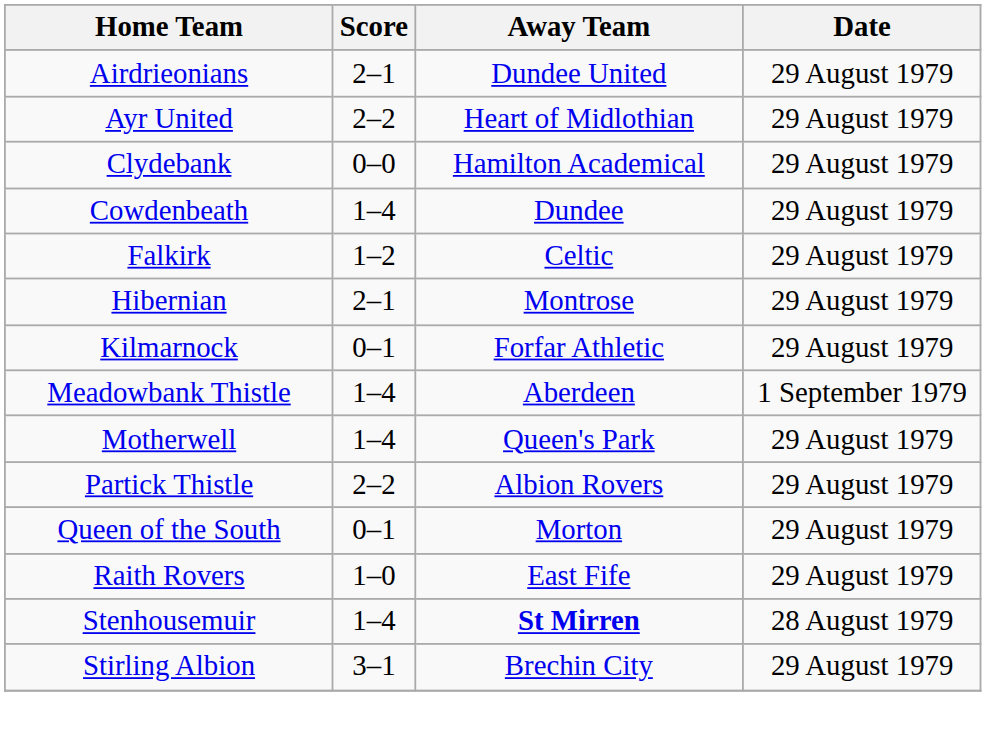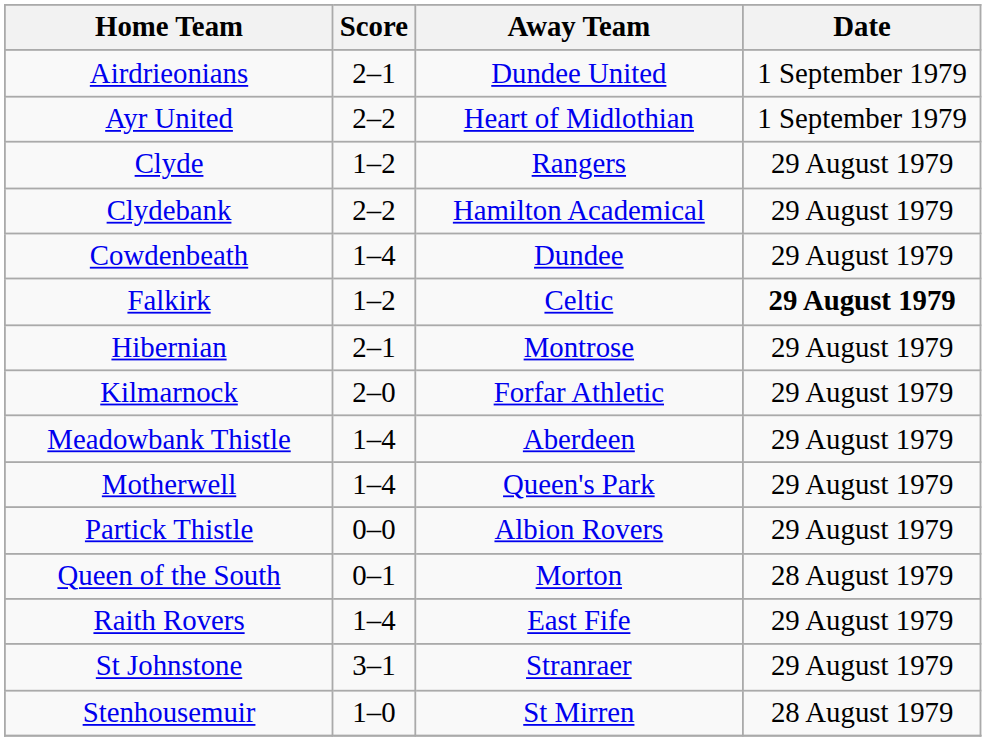(862, 73) 29 August 1979 -> (862, 73) 1 September 1979
(862, 118) 29 August 1979 -> (862, 118) 1 September 1979
+ row: (169, 164)
(374, 164) 0–0 -> (374, 210) 2–2
(862, 255) normal -> (862, 301) bold
(374, 347) 0–1 -> (374, 392) 2–0
(862, 392) 1 September 1979 -> (862, 438) 29 August 1979
(374, 484) 2–2 -> (374, 529) 0–0
(862, 529) 29 August 1979 -> (862, 575) 28 August 1979
(374, 575) 1–0 -> (374, 621) 1–4
+ row: (169, 666)
(374, 621) 1–4 -> (374, 712) 1–0
(579, 621) bold -> (579, 712) normal
- row: (169, 666)
